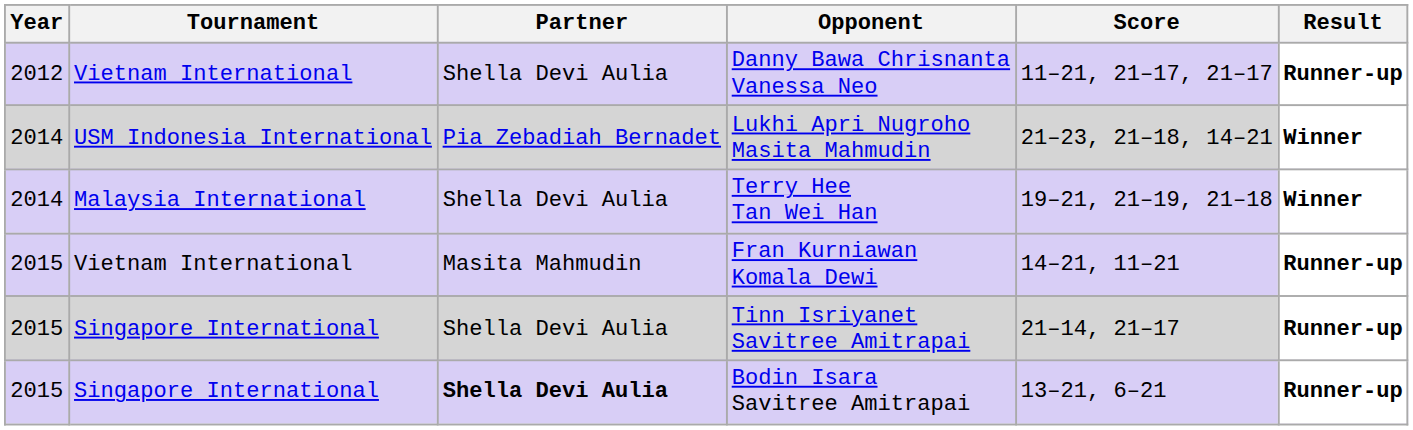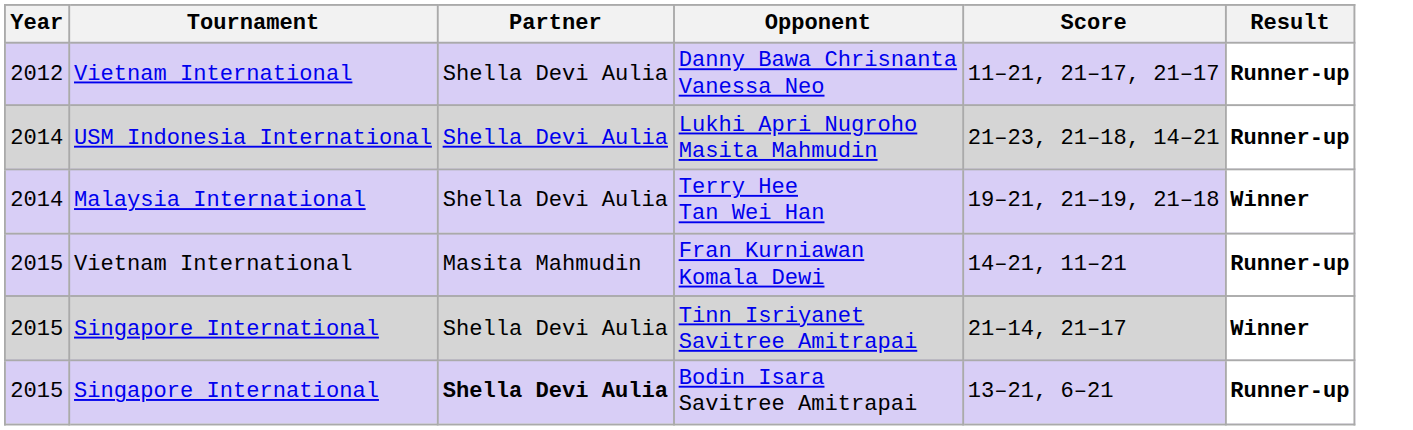(582, 137) Pia Zebadiah Bernadet -> (555, 137) Shella Devi Aulia
(1323, 137) Winner -> (1290, 137) Runner-up
(1343, 328) Runner-up -> (1270, 328) Winner
